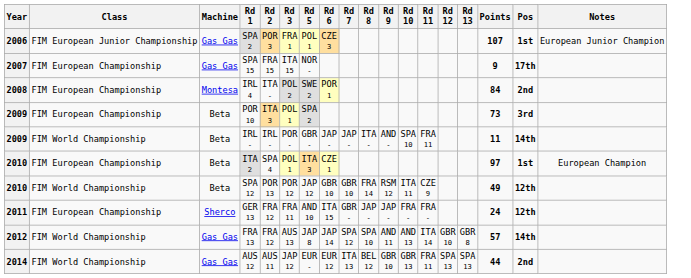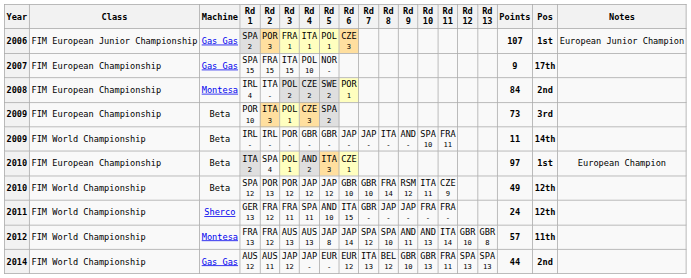+ column: (309, 17)
(96, 213) FIM European Championship -> (89, 213) FIM World Championship
(220, 237) Gas Gas -> (220, 237) Montesa
(525, 237) 14th -> (545, 237) 11th
